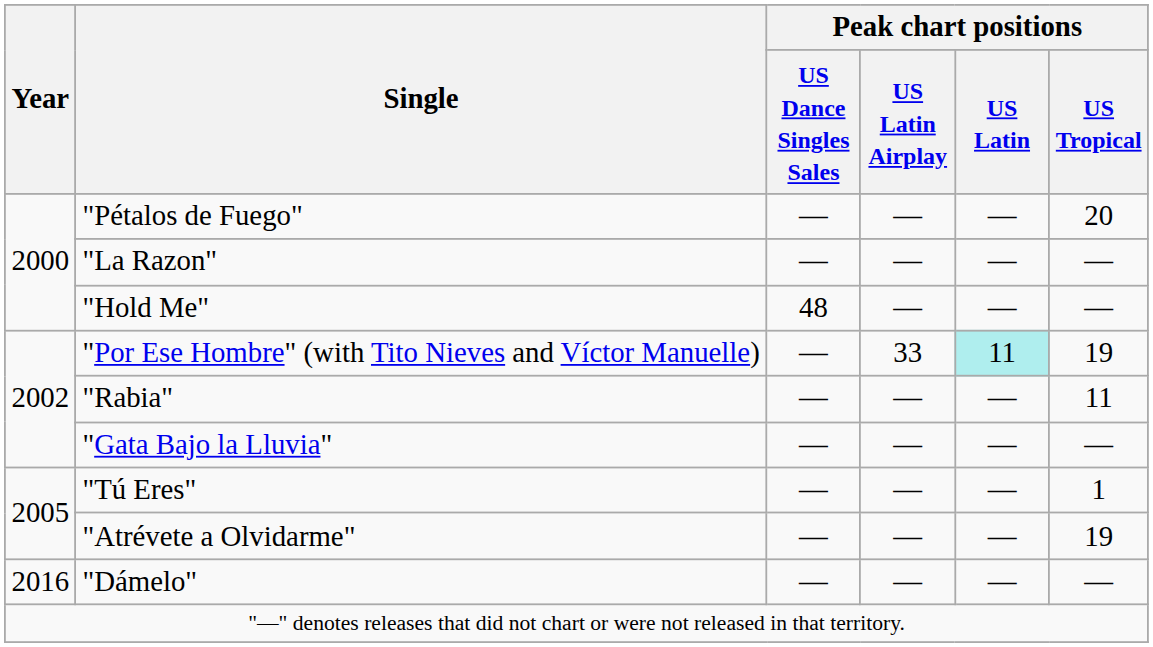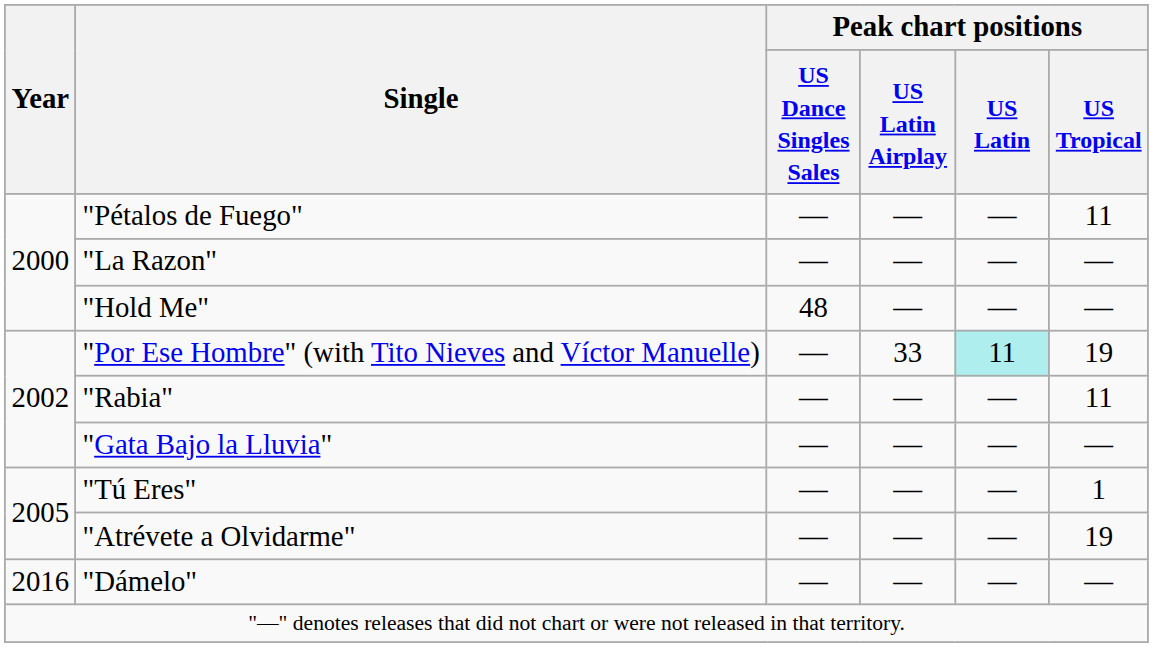(1099, 215) 20 -> (1099, 215) 11
